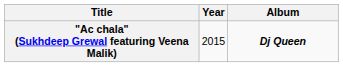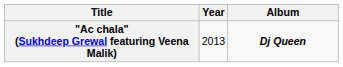(213, 41) 2015 -> (213, 41) 2013
